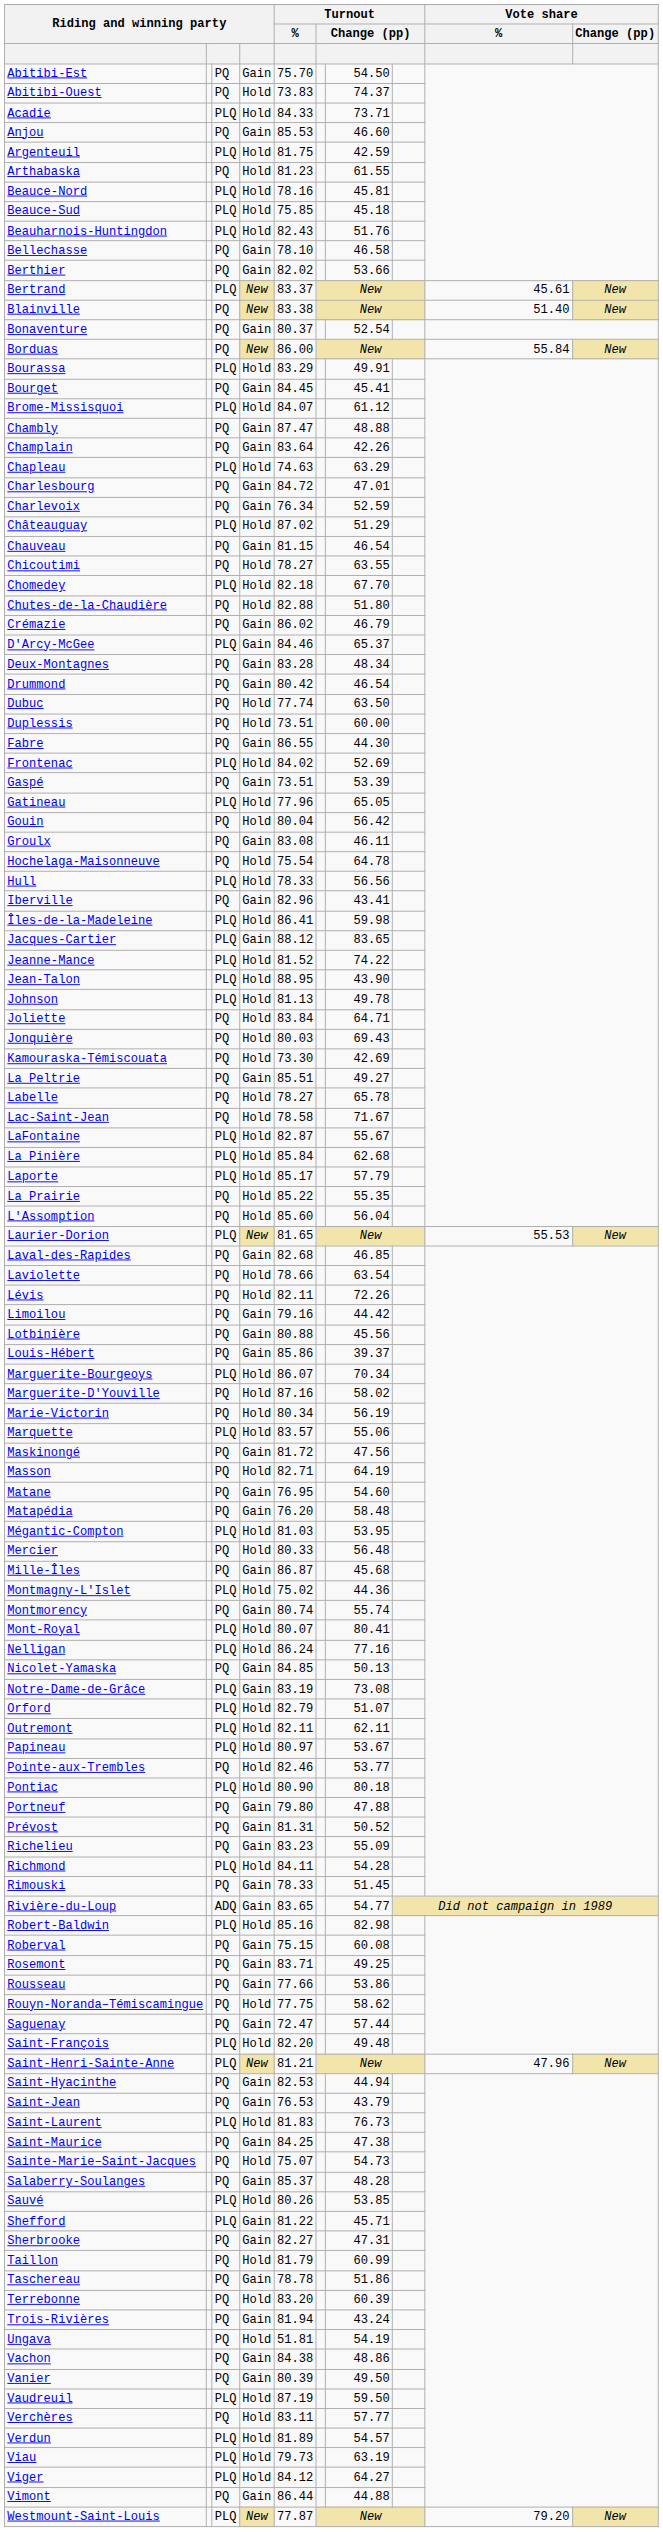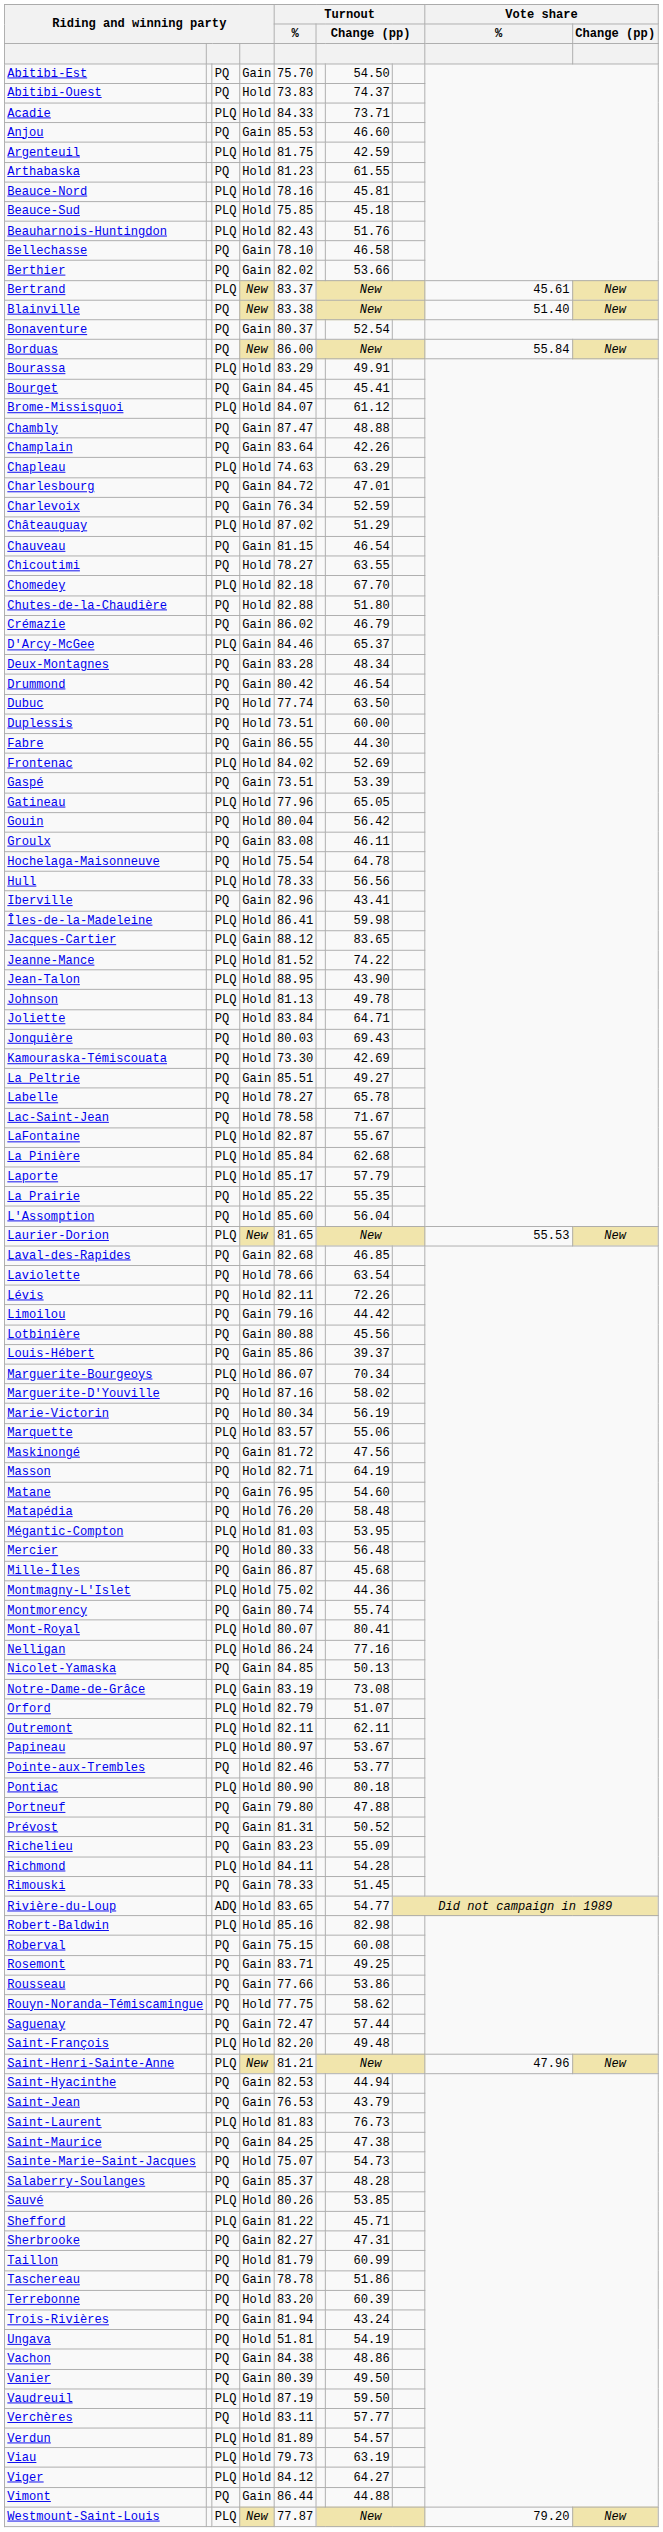(257, 1512) Gain -> (257, 1512) Hold
(257, 1906) Gain -> (257, 1906) Hold
